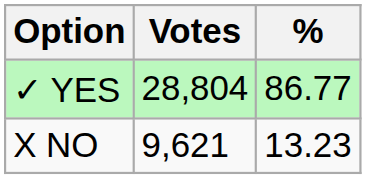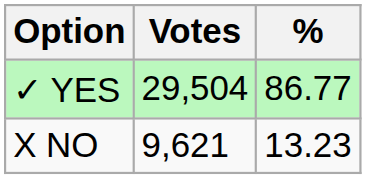(195, 88) 28,804 -> (195, 88) 29,504
